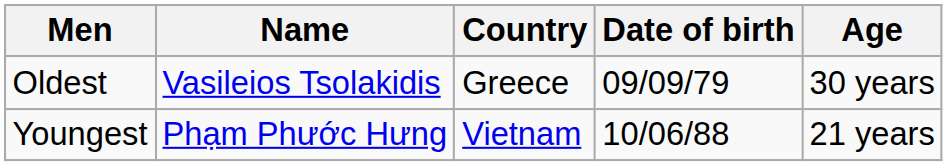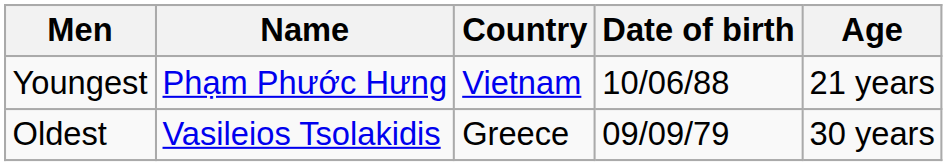rows swapped: (80, 133) <-> (60, 82)
